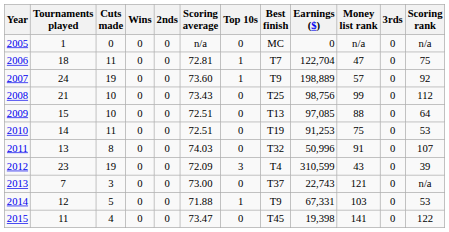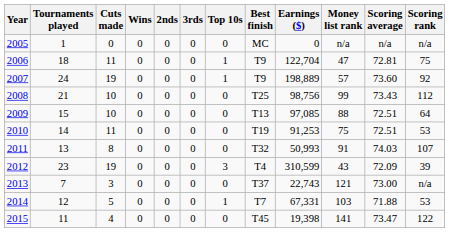columns swapped: (393, 19) <-> (201, 19)
(276, 61) T7 -> (260, 61) T9
(320, 148) 50,996 -> (305, 148) 50,993
(276, 201) T9 -> (260, 201) T7
